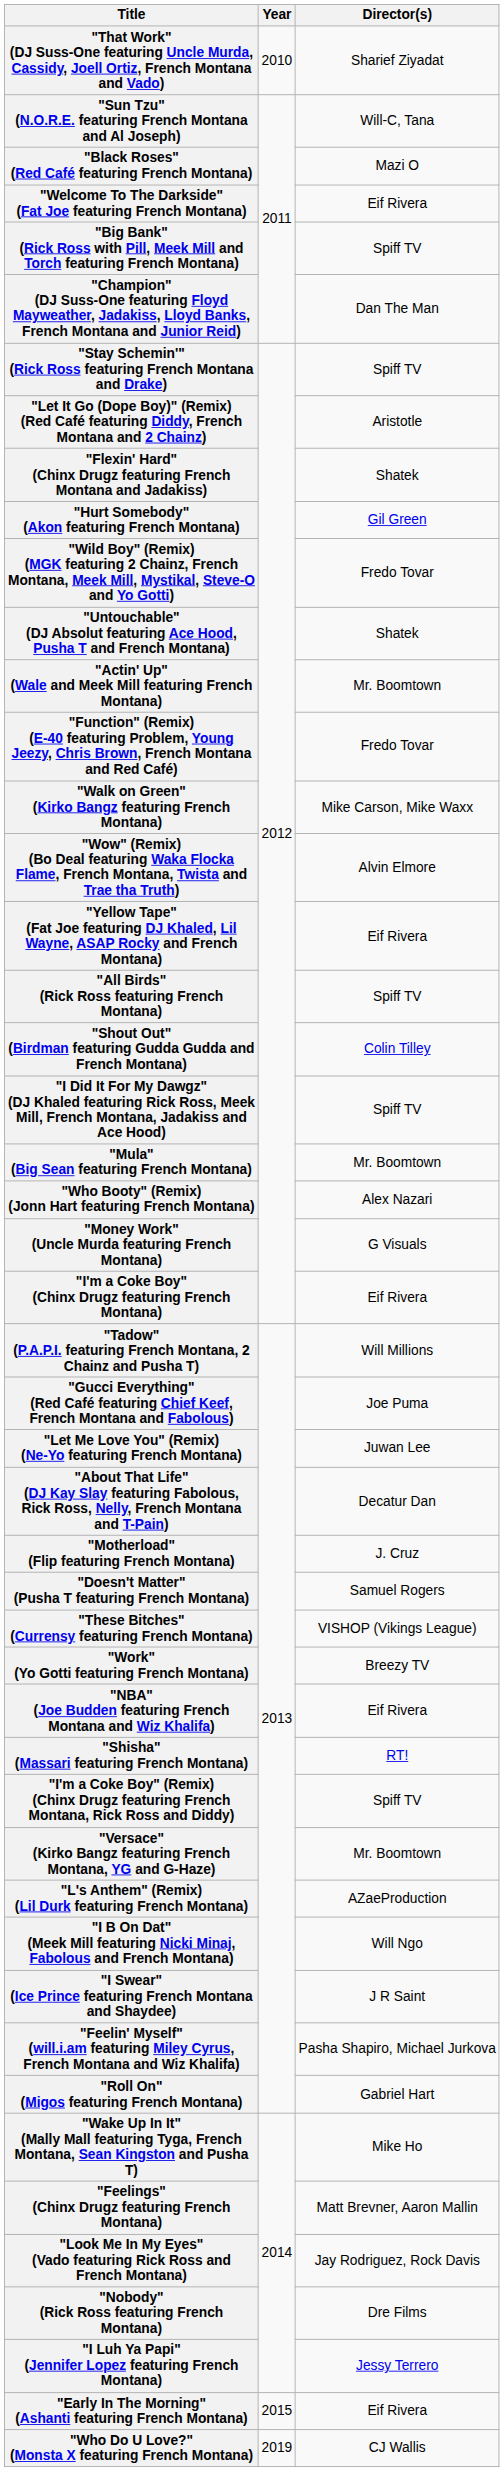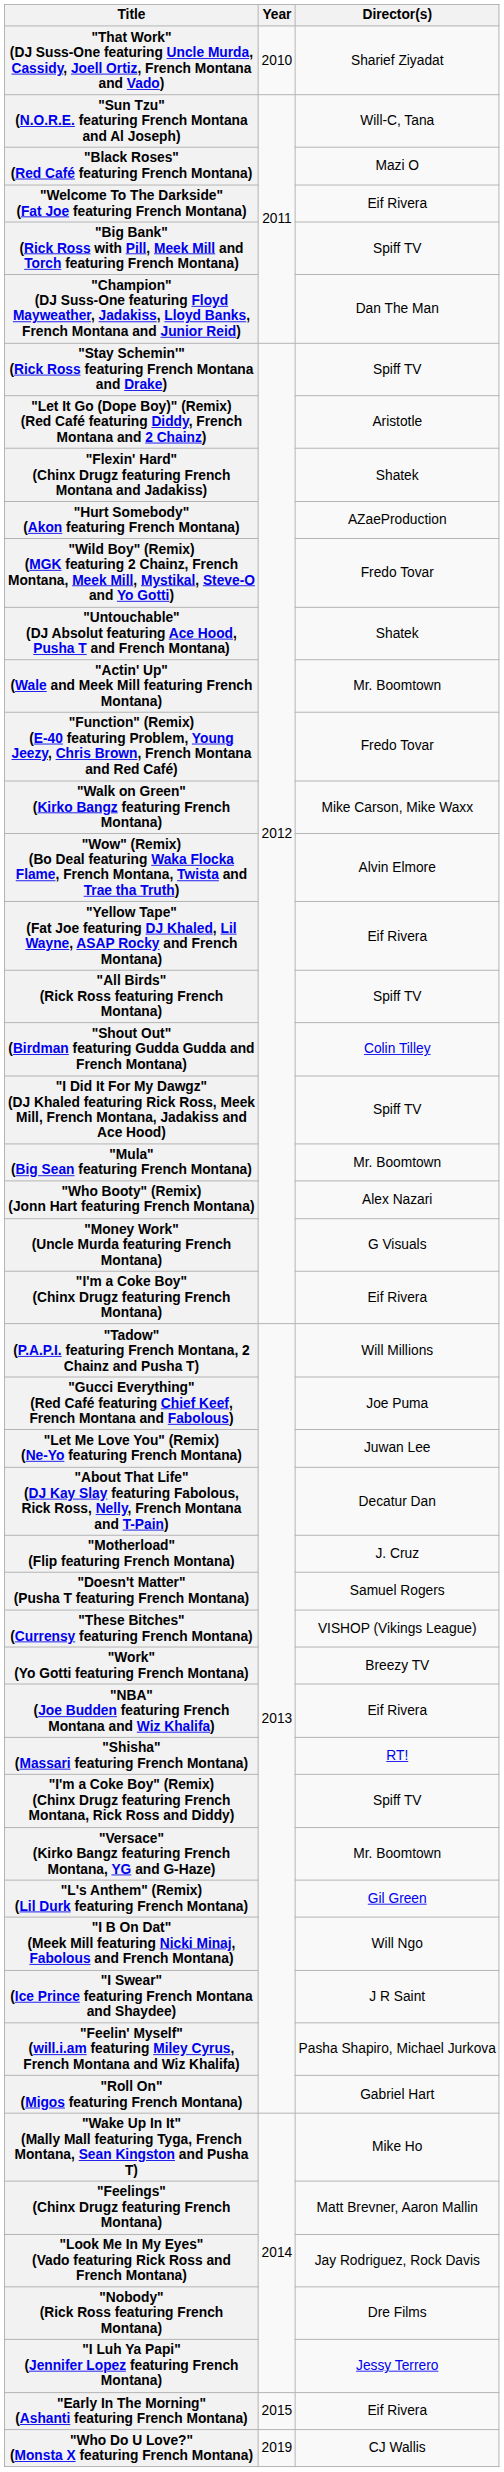(397, 520) Gil Green -> (397, 520) AZaeProduction
(397, 1898) AZaeProduction -> (397, 1898) Gil Green
